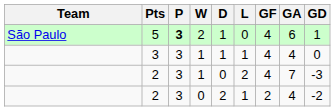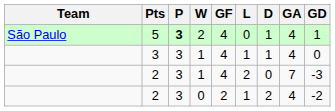columns swapped: (223, 14) <-> (268, 14)
(292, 34) 6 -> (292, 34) 4
